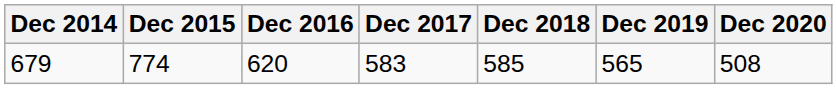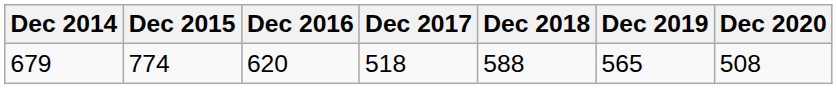(386, 63) 583 -> (386, 63) 518
(504, 63) 585 -> (504, 63) 588
